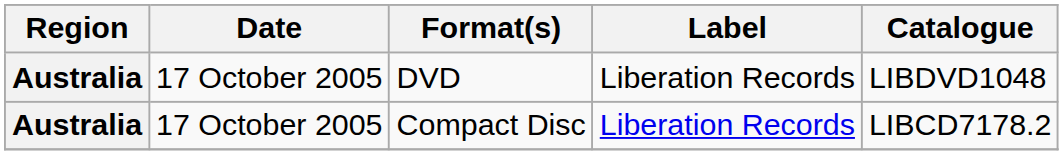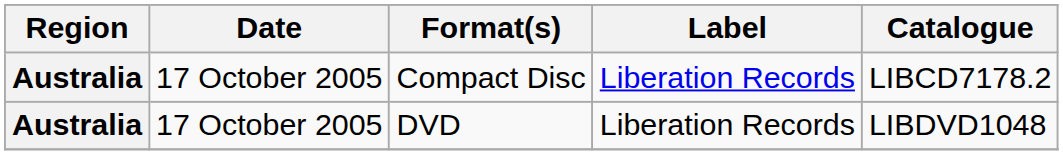rows swapped: (491, 125) <-> (429, 76)
